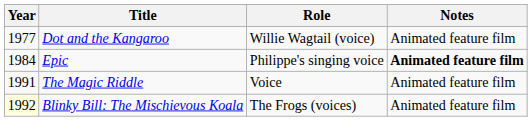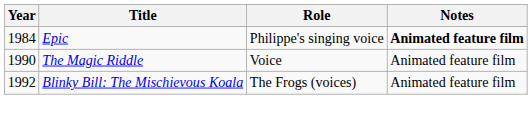- row: (106, 37)
(22, 82) 1991 -> (22, 60) 1990
(22, 104) lightyellow background -> (22, 82) no background
